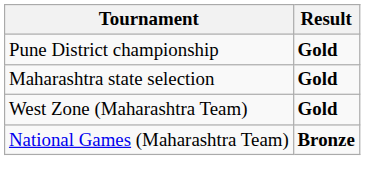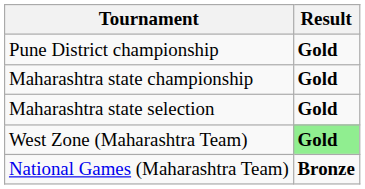+ row: (131, 79)
(317, 109) no background -> (317, 139) lightgreen background
